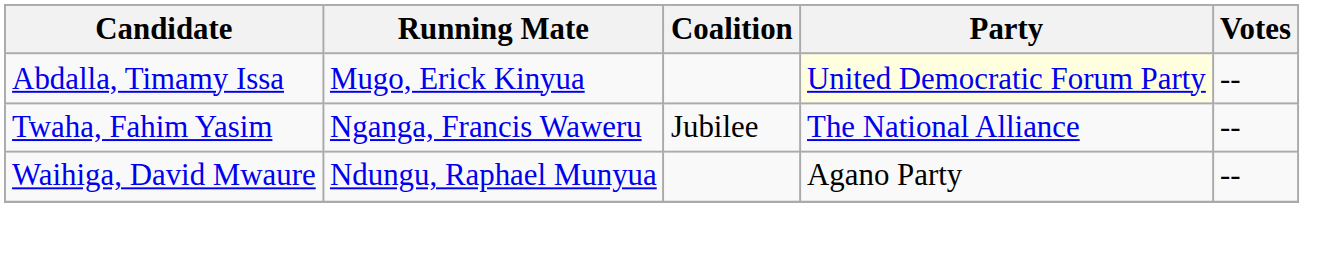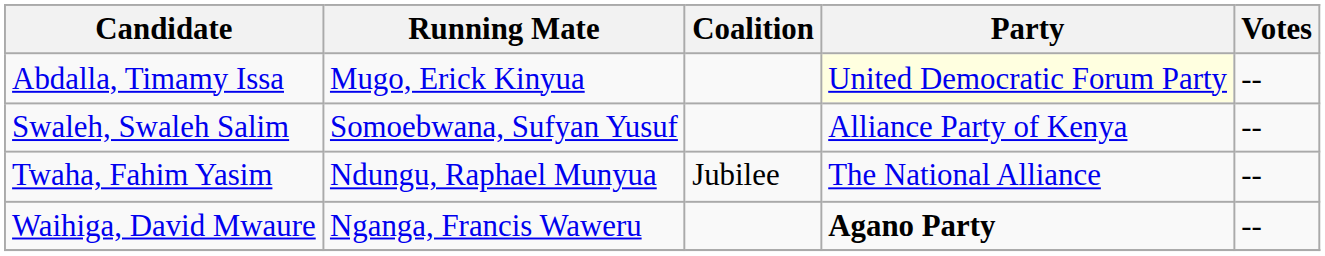+ row: (151, 126)
(486, 126) Nganga, Francis Waweru -> (493, 175) Ndungu, Raphael Munyua
(493, 175) Ndungu, Raphael Munyua -> (486, 224) Nganga, Francis Waweru
(885, 175) normal -> (912, 224) bold
